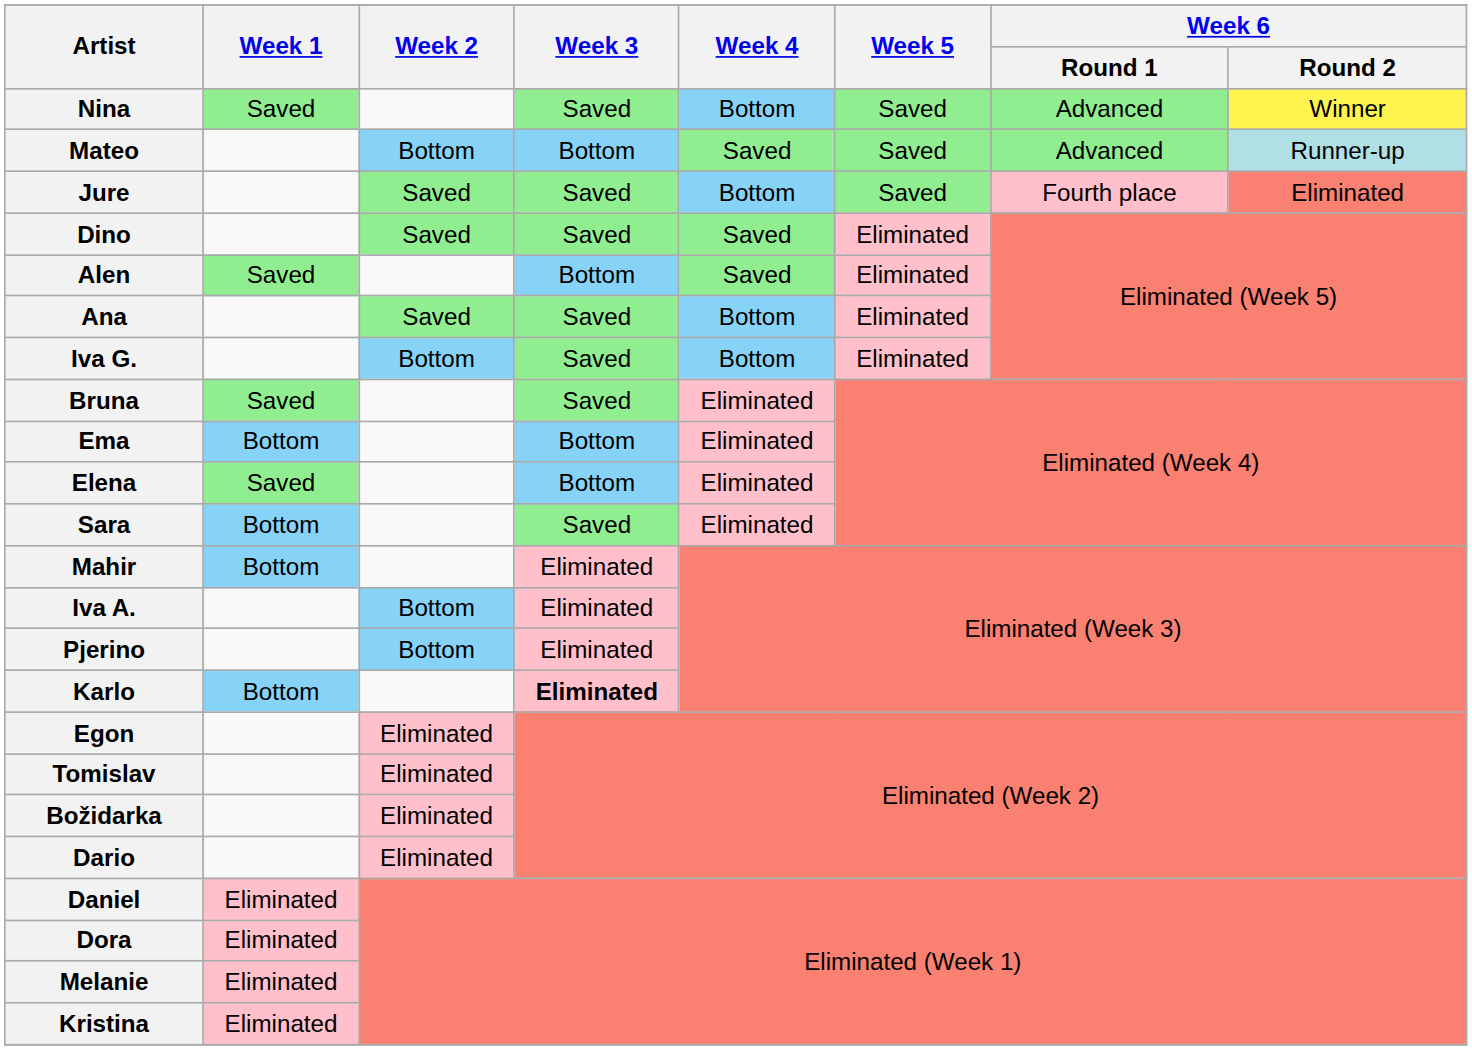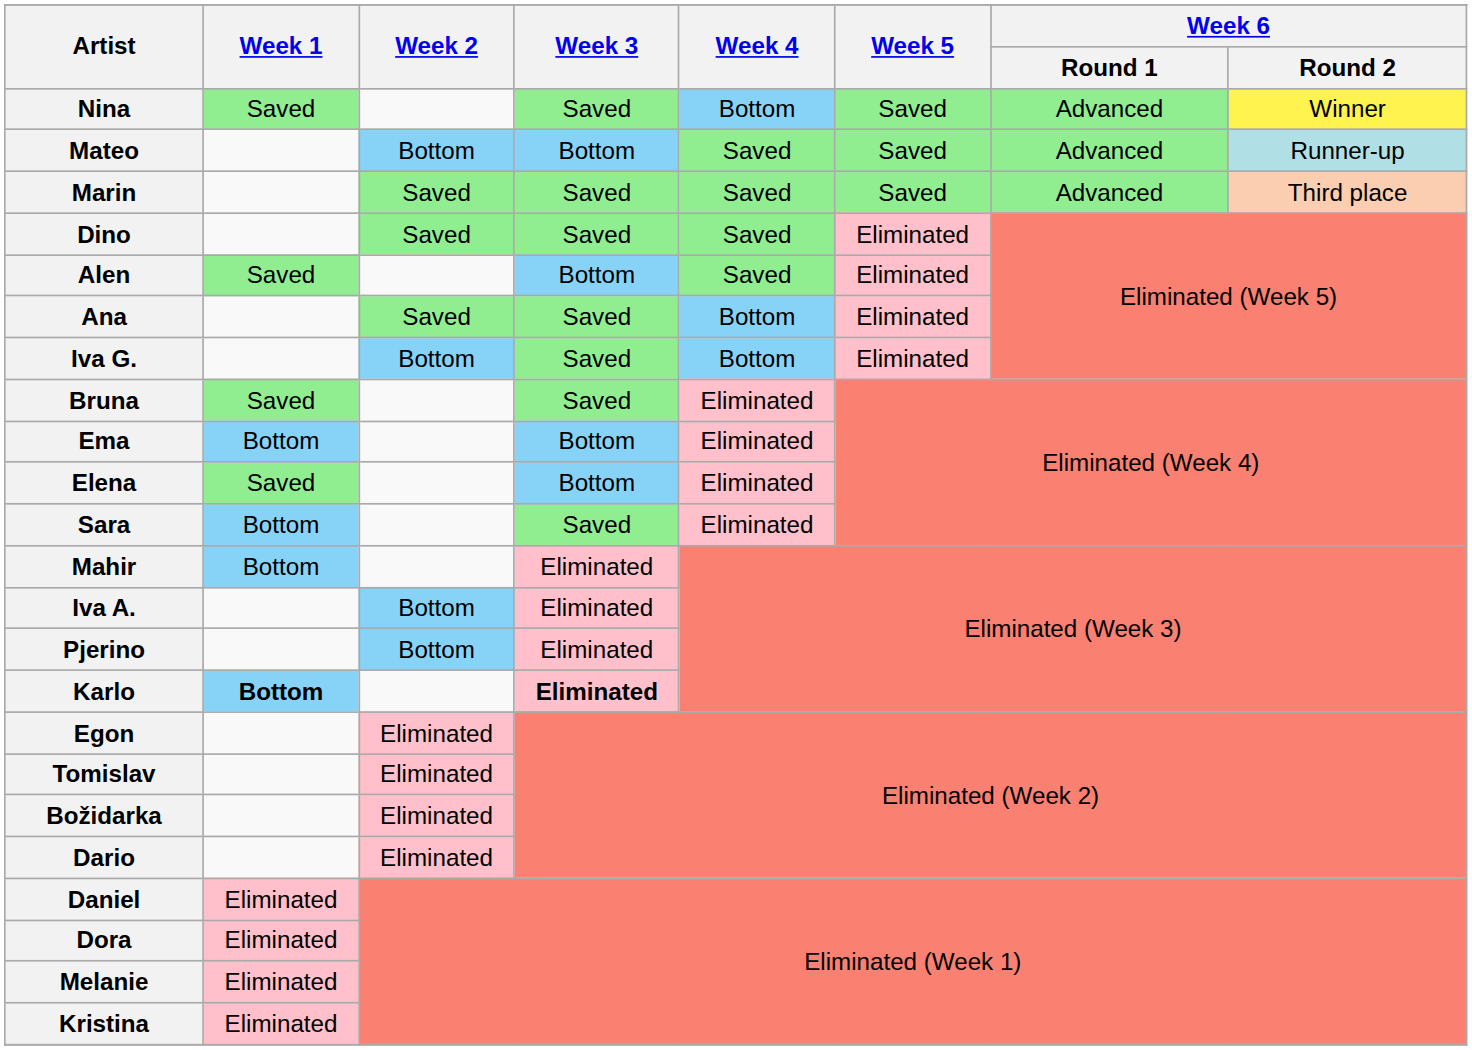+ row: (104, 192)
- row: (104, 192)
(281, 691) normal -> (281, 691) bold
